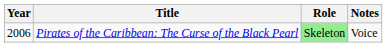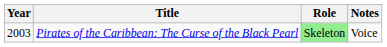(19, 32) 2006 -> (19, 32) 2003
